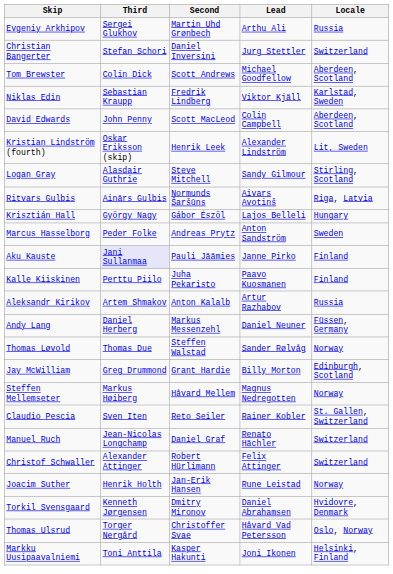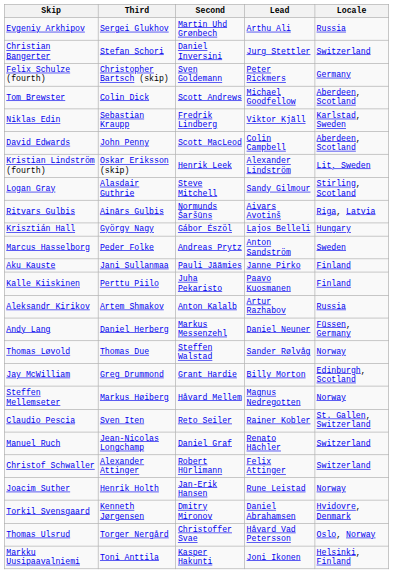+ row: (38, 75)
(125, 257) lavender background -> (134, 266) no background
